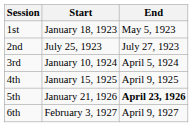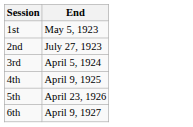- column: (81, 12)
(154, 96) bold -> (75, 96) normal
